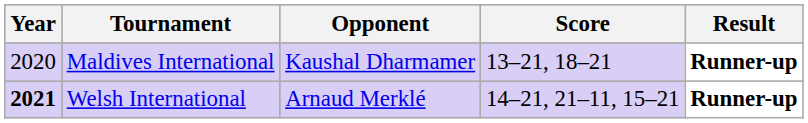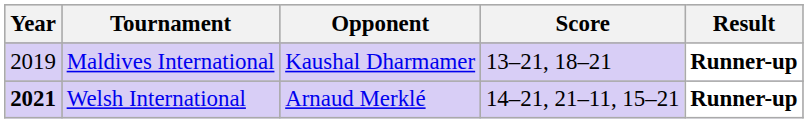(33, 61) 2020 -> (33, 61) 2019
